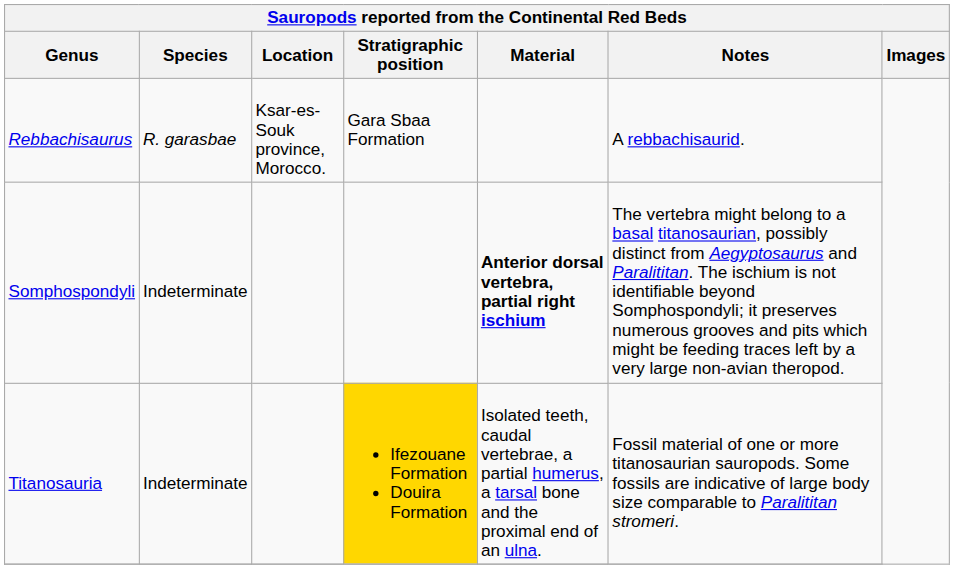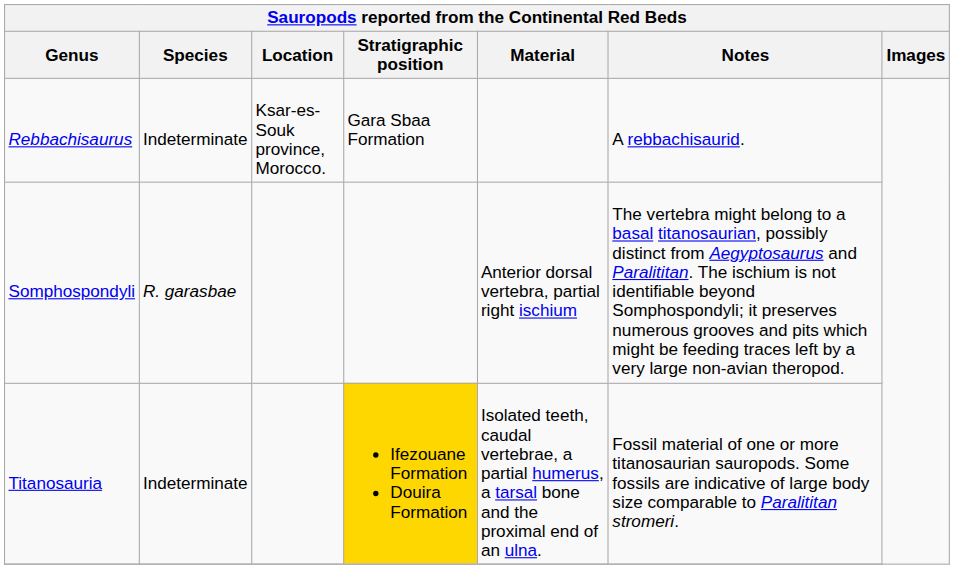(190, 139) R. garasbae -> (195, 139) Indeterminate
(195, 292) Indeterminate -> (190, 292) R. garasbae
(542, 292) bold -> (540, 292) normal
